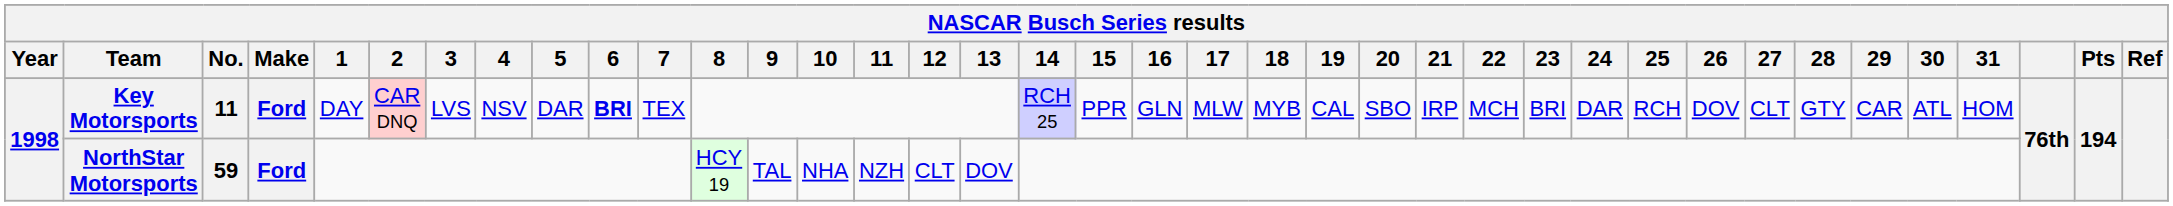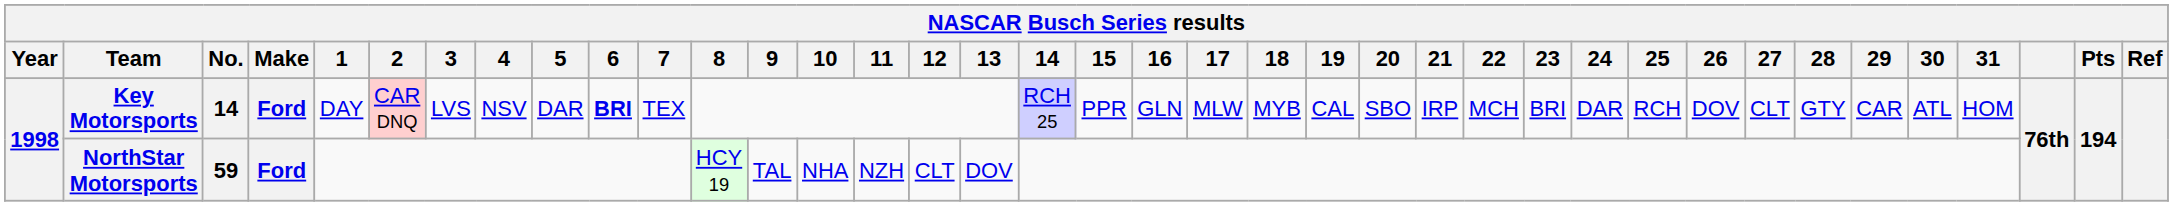(226, 108) 11 -> (226, 108) 14
